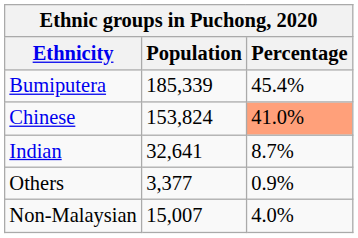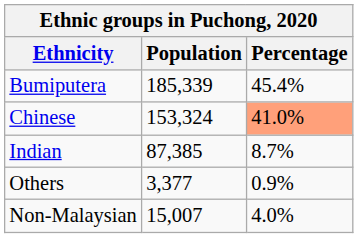(179, 118) 153,824 -> (179, 118) 153,324
(174, 150) 32,641 -> (174, 150) 87,385
